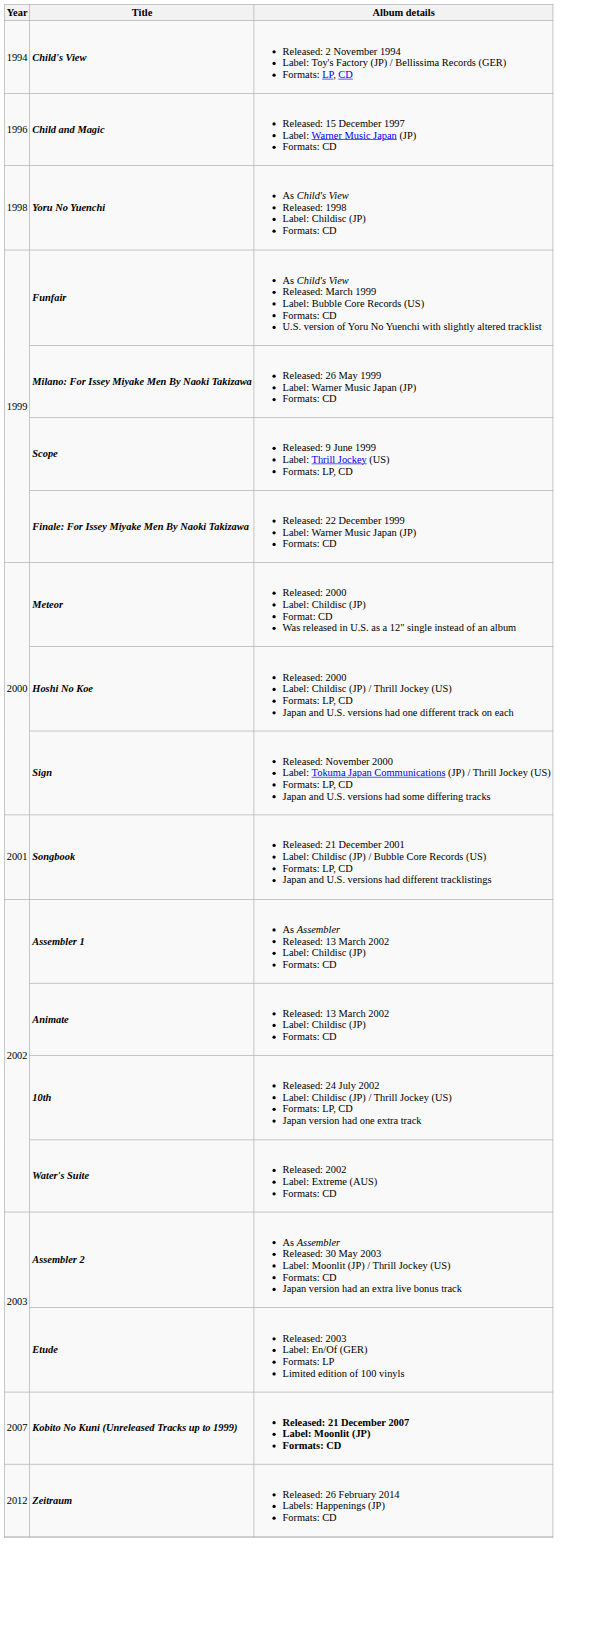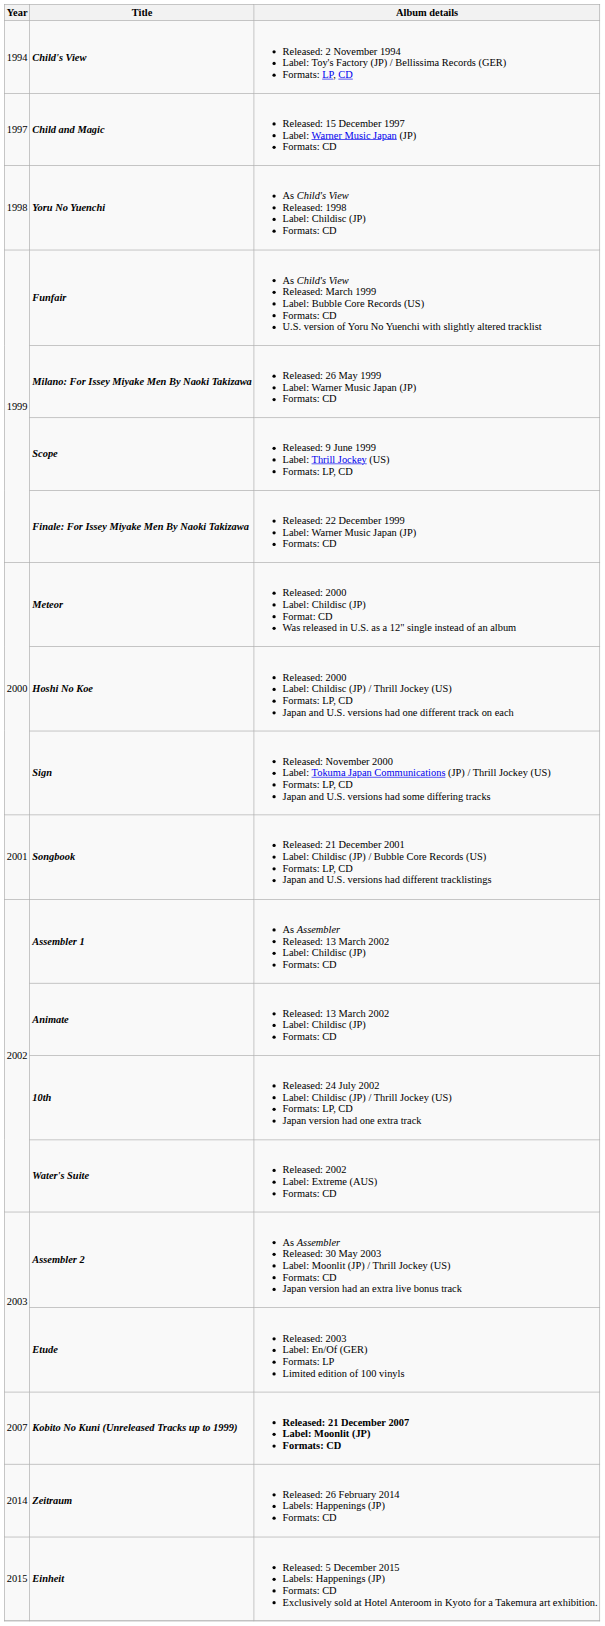(17, 129) 1996 -> (17, 129) 1997
(17, 1500) 2012 -> (17, 1500) 2014
+ row: (48, 1578)
